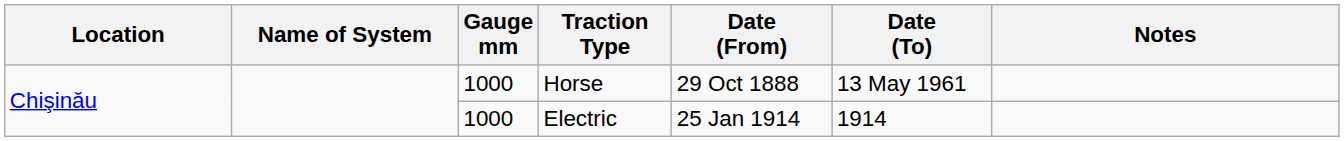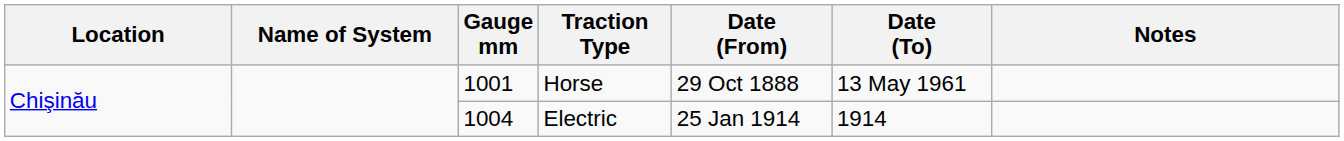(488, 82) 1000 -> (488, 82) 1001
(488, 118) 1000 -> (488, 118) 1004
